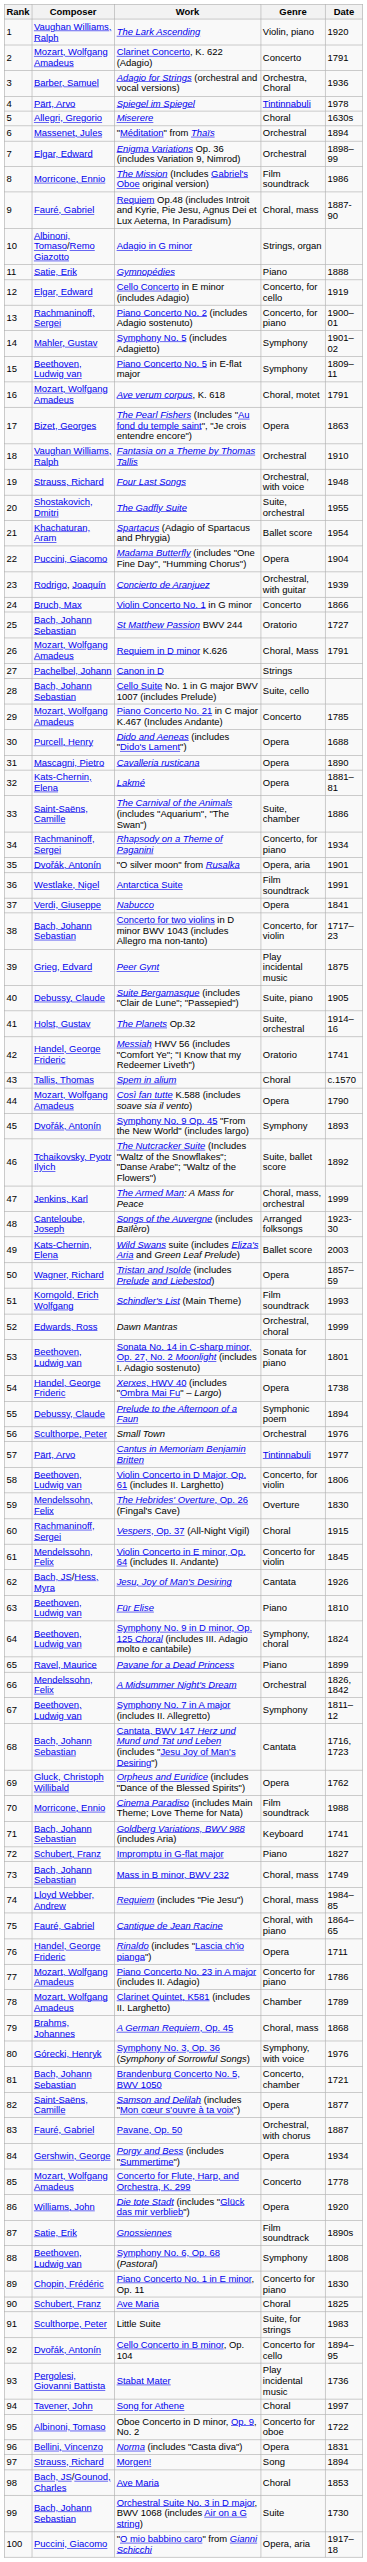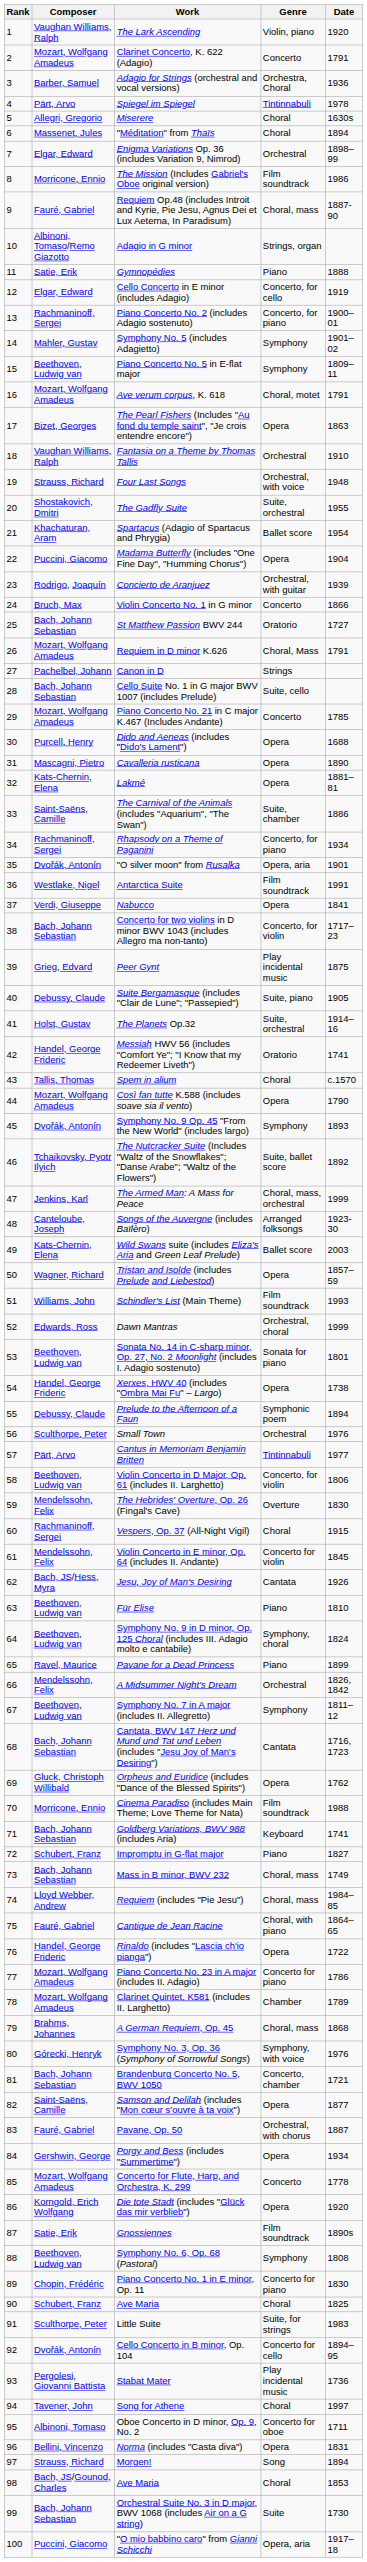(285, 133) Orchestral -> (277, 133) Choral
(66, 1301) Korngold, Erich Wolfgang -> (64, 1301) Williams, John
(338, 1951) 1711 -> (338, 1951) 1722
(64, 2207) Williams, John -> (66, 2207) Korngold, Erich Wolfgang
(338, 2427) 1722 -> (338, 2427) 1711
